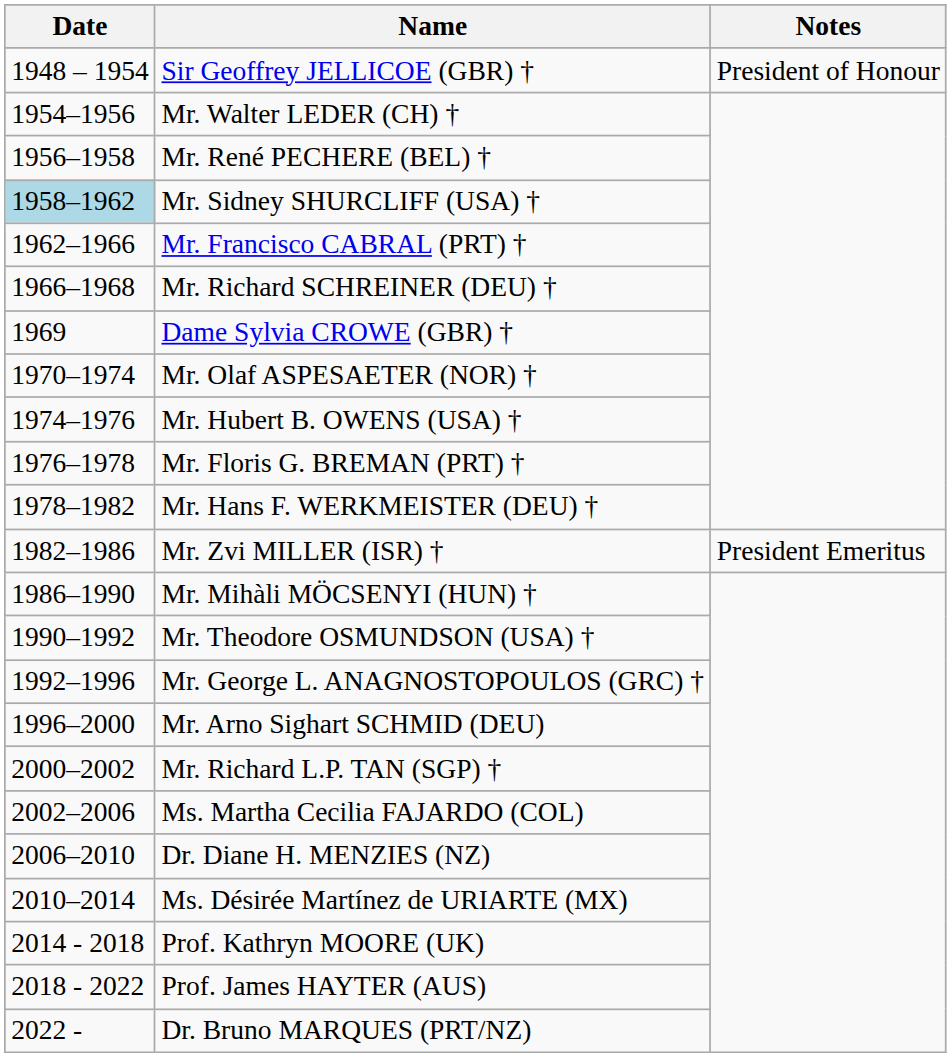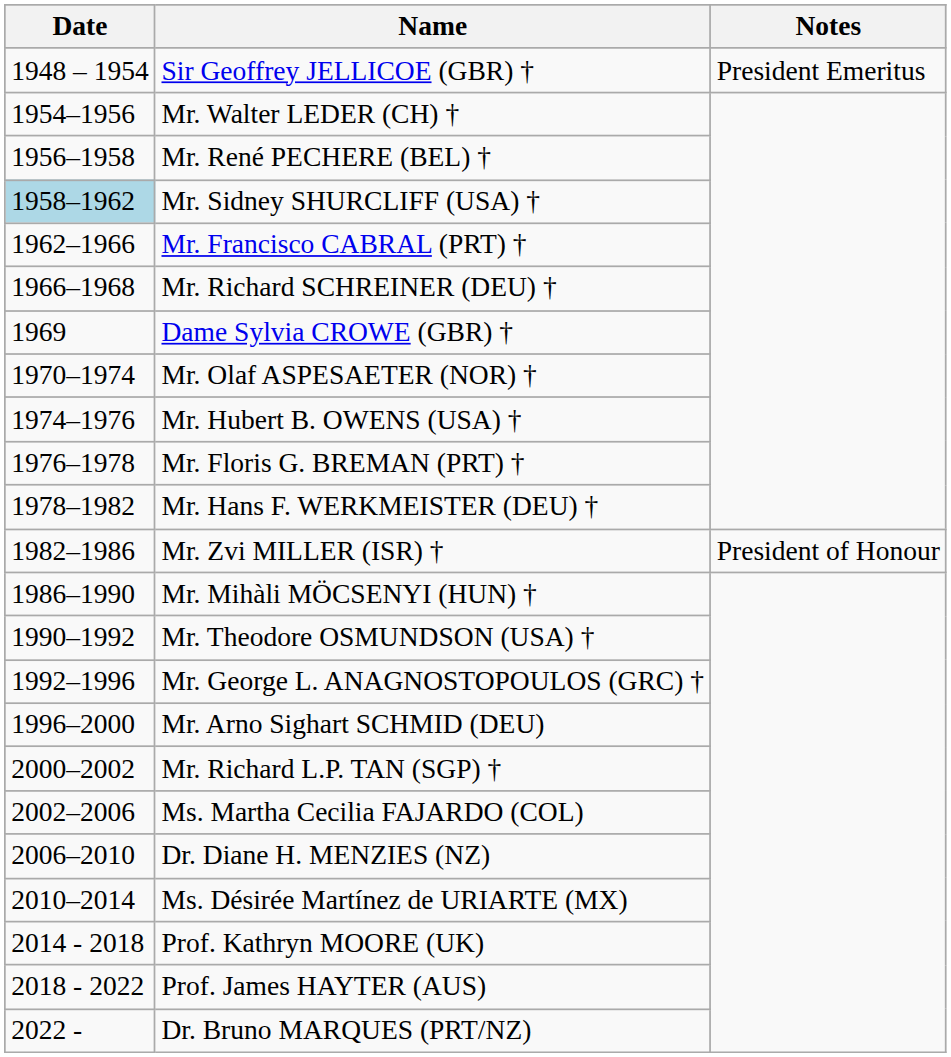(828, 69) President of Honour -> (821, 69) President Emeritus
(821, 550) President Emeritus -> (828, 550) President of Honour
